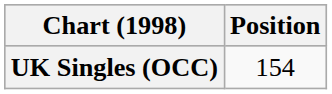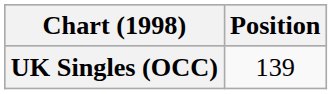(275, 66) 154 -> (275, 66) 139
